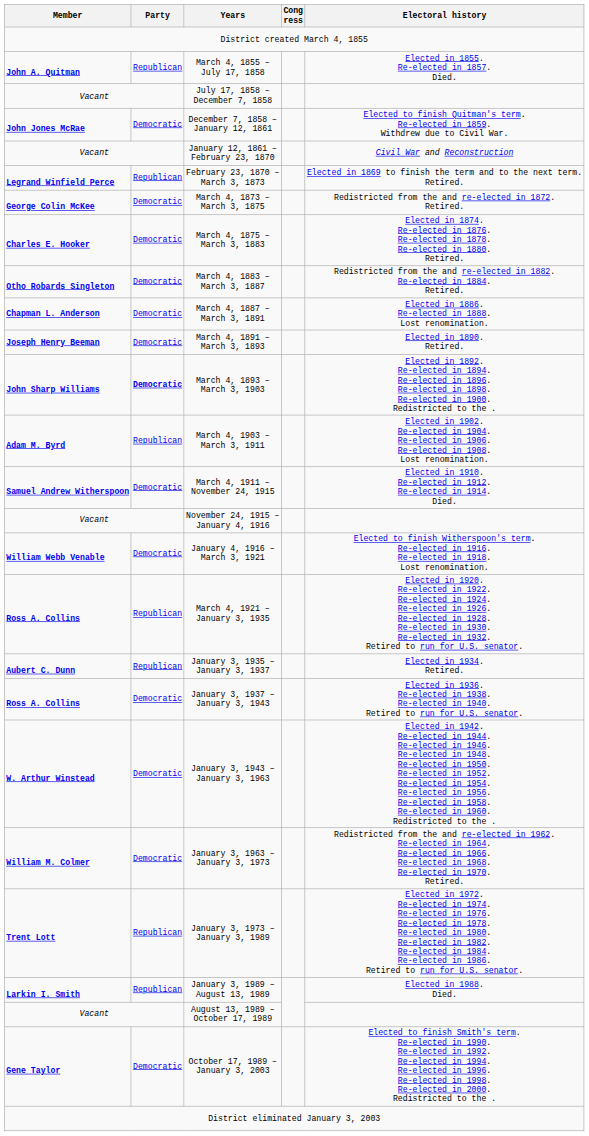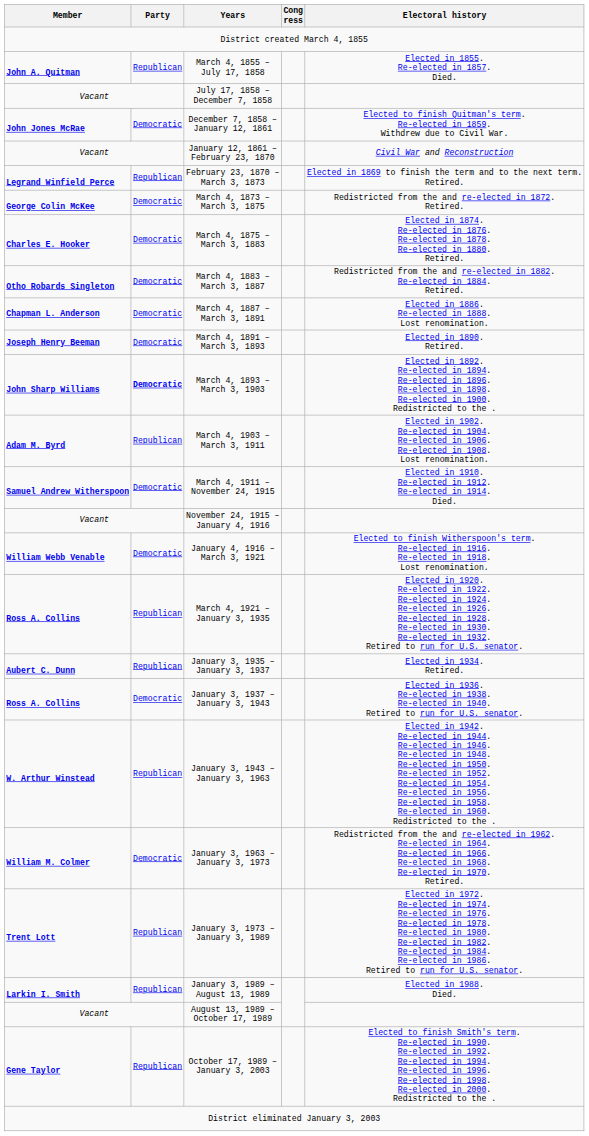(158, 774) Democratic -> (158, 774) Republican
(158, 1066) Democratic -> (158, 1066) Republican
